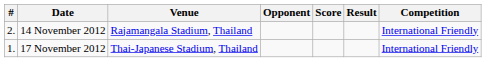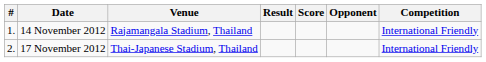columns swapped: (287, 13) <-> (362, 13)
(11, 30) 2. -> (11, 30) 1.
(11, 48) 1. -> (11, 48) 2.
